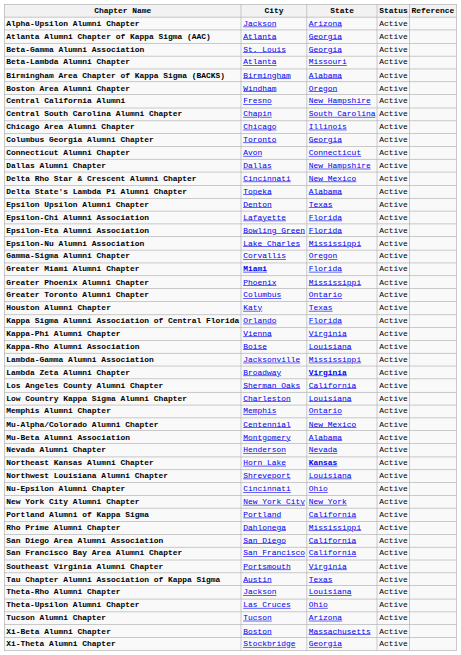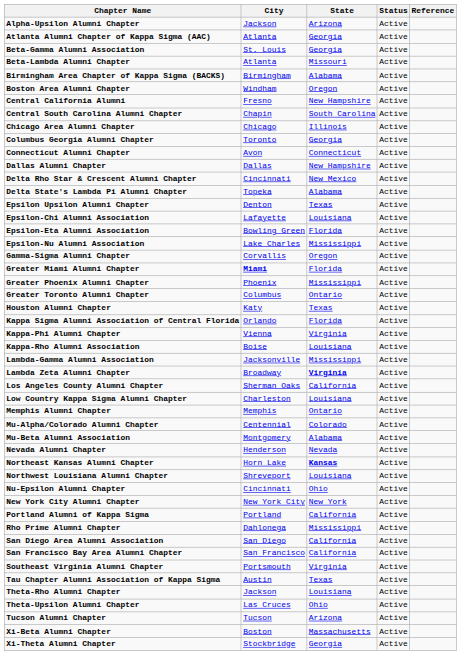(325, 218) Florida -> (330, 218) Louisiana
(333, 424) New Mexico -> (328, 424) Colorado
